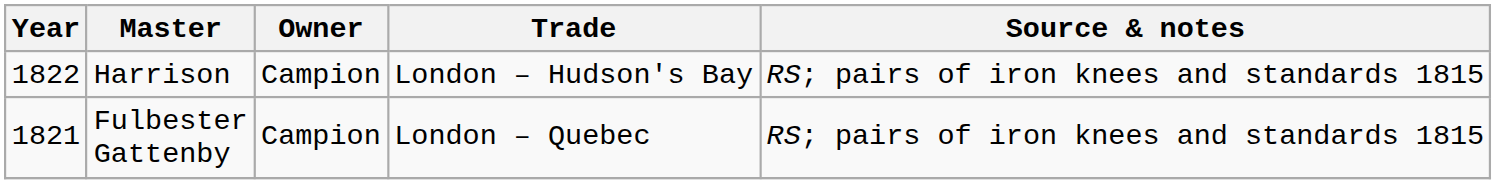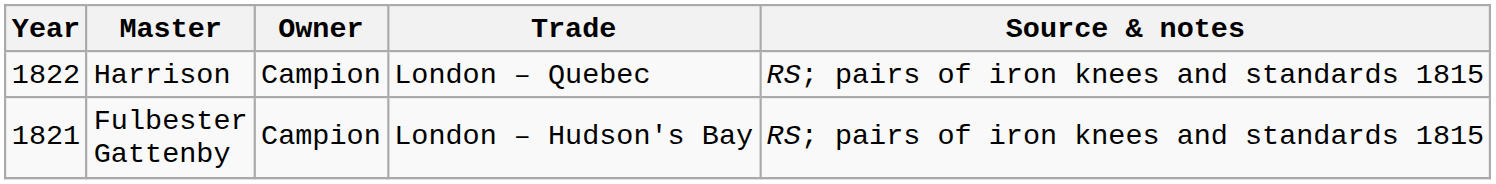(574, 75) London – Hudson's Bay -> (522, 75) London – Quebec
(522, 138) London – Quebec -> (574, 138) London – Hudson's Bay
